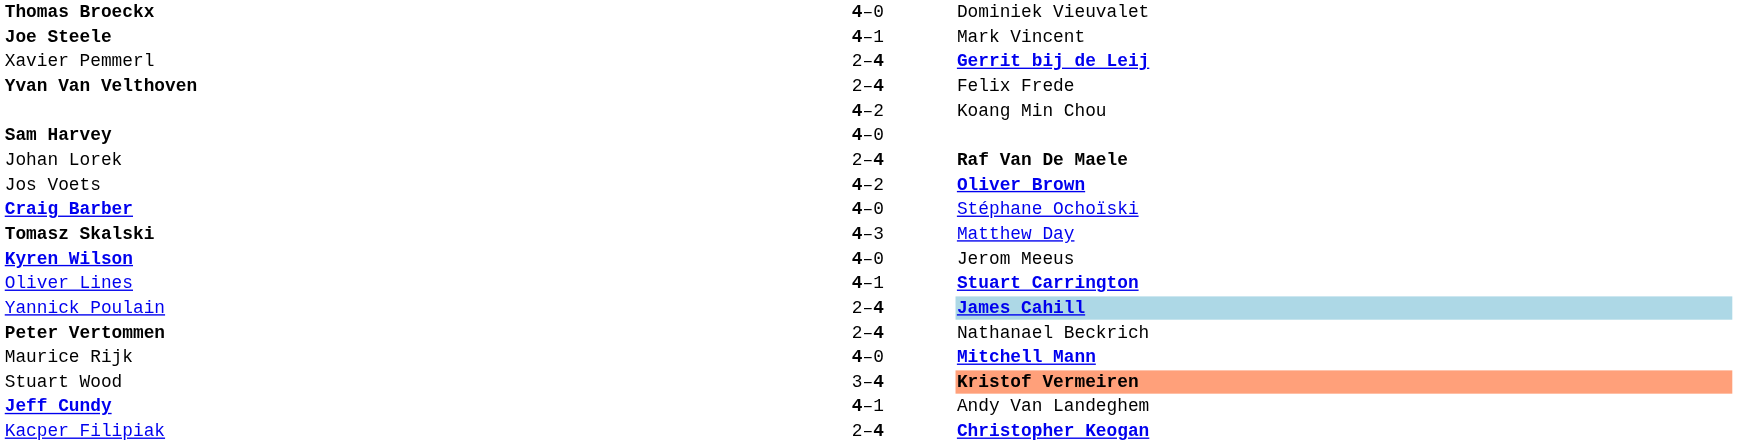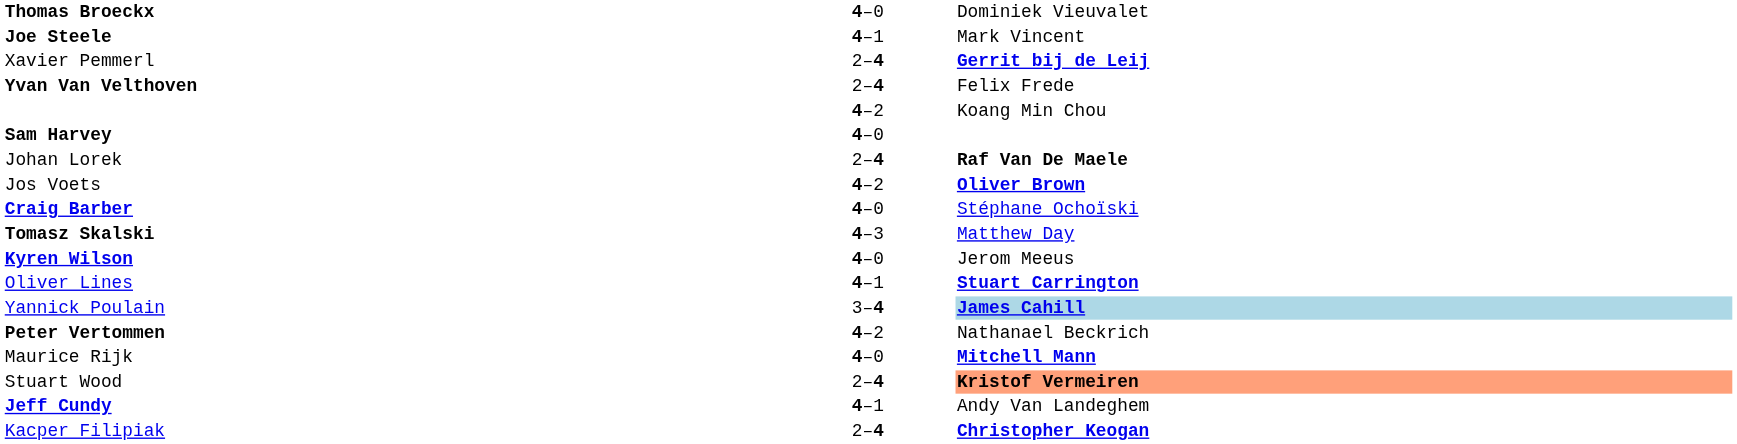(868, 308) 2–4 -> (868, 308) 3–4
(868, 333) 2–4 -> (868, 333) 4–2
(868, 382) 3–4 -> (868, 382) 2–4
